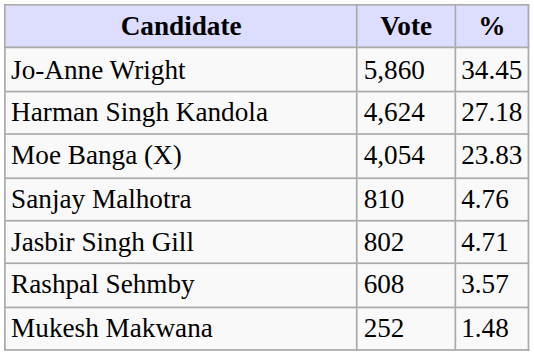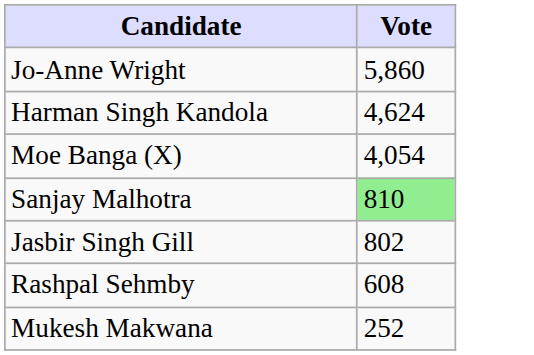- column: (492, 26)
(384, 198) no background -> (384, 198) lightgreen background
